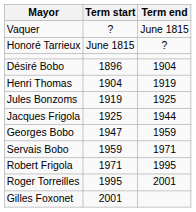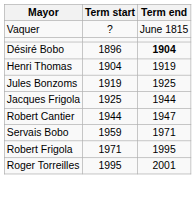- row: (44, 45)
(164, 67) normal -> (164, 50) bold
+ row: (41, 116)
- row: (40, 132)
- row: (40, 198)
